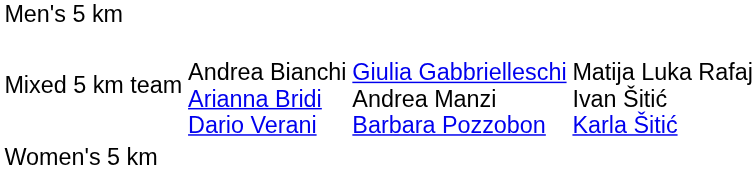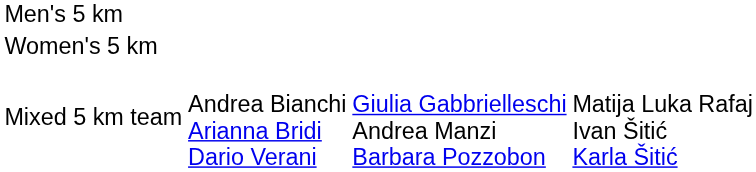rows swapped: (81, 157) <-> (93, 85)
